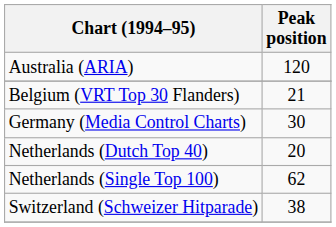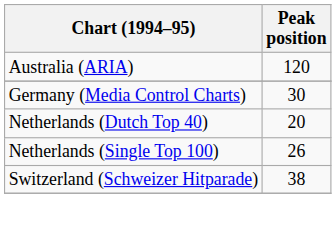- row: (124, 94)
(296, 179) 62 -> (296, 151) 26
